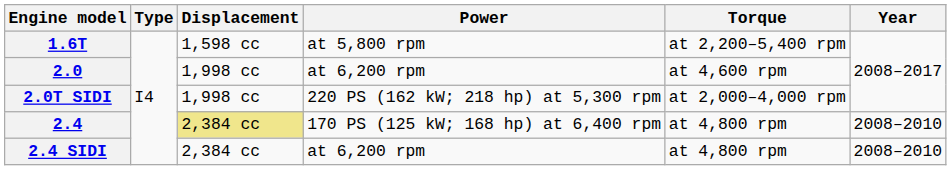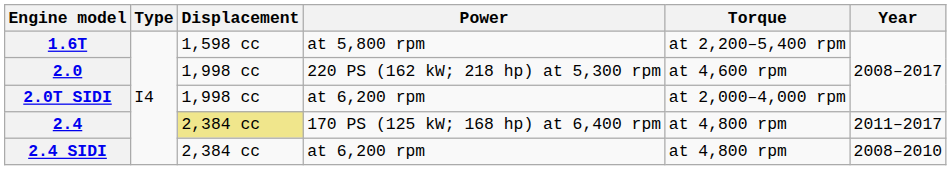(366, 71) at 6,200 rpm -> (484, 71) 220 PS (162 kW; 218 hp) at 5,300 rpm
(484, 98) 220 PS (162 kW; 218 hp) at 5,300 rpm -> (366, 98) at 6,200 rpm
(898, 125) 2008–2010 -> (898, 125) 2011–2017
